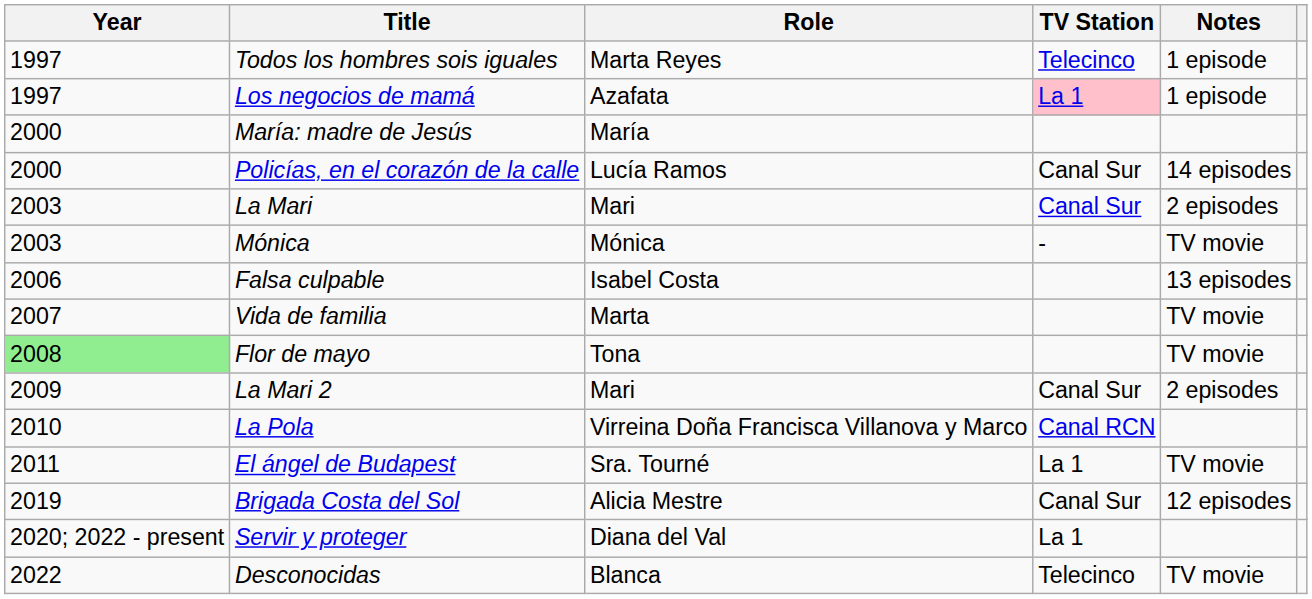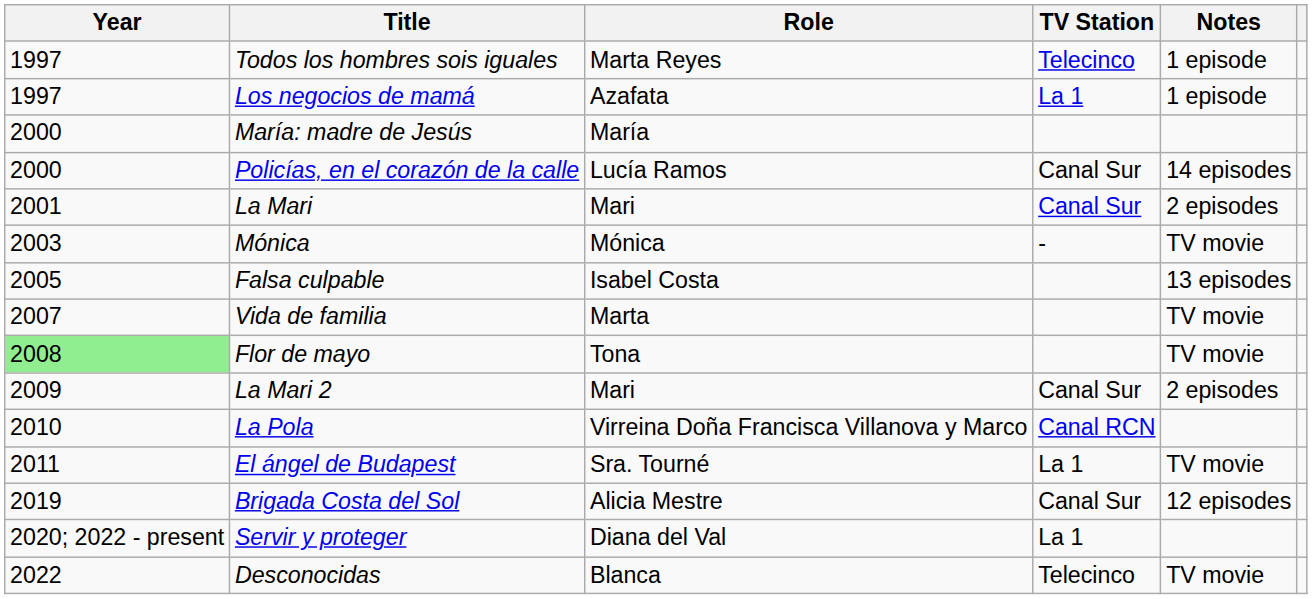(1061, 96) pink background -> (1061, 96) no background
(36, 206) 2003 -> (36, 206) 2001
(36, 280) 2006 -> (36, 280) 2005
